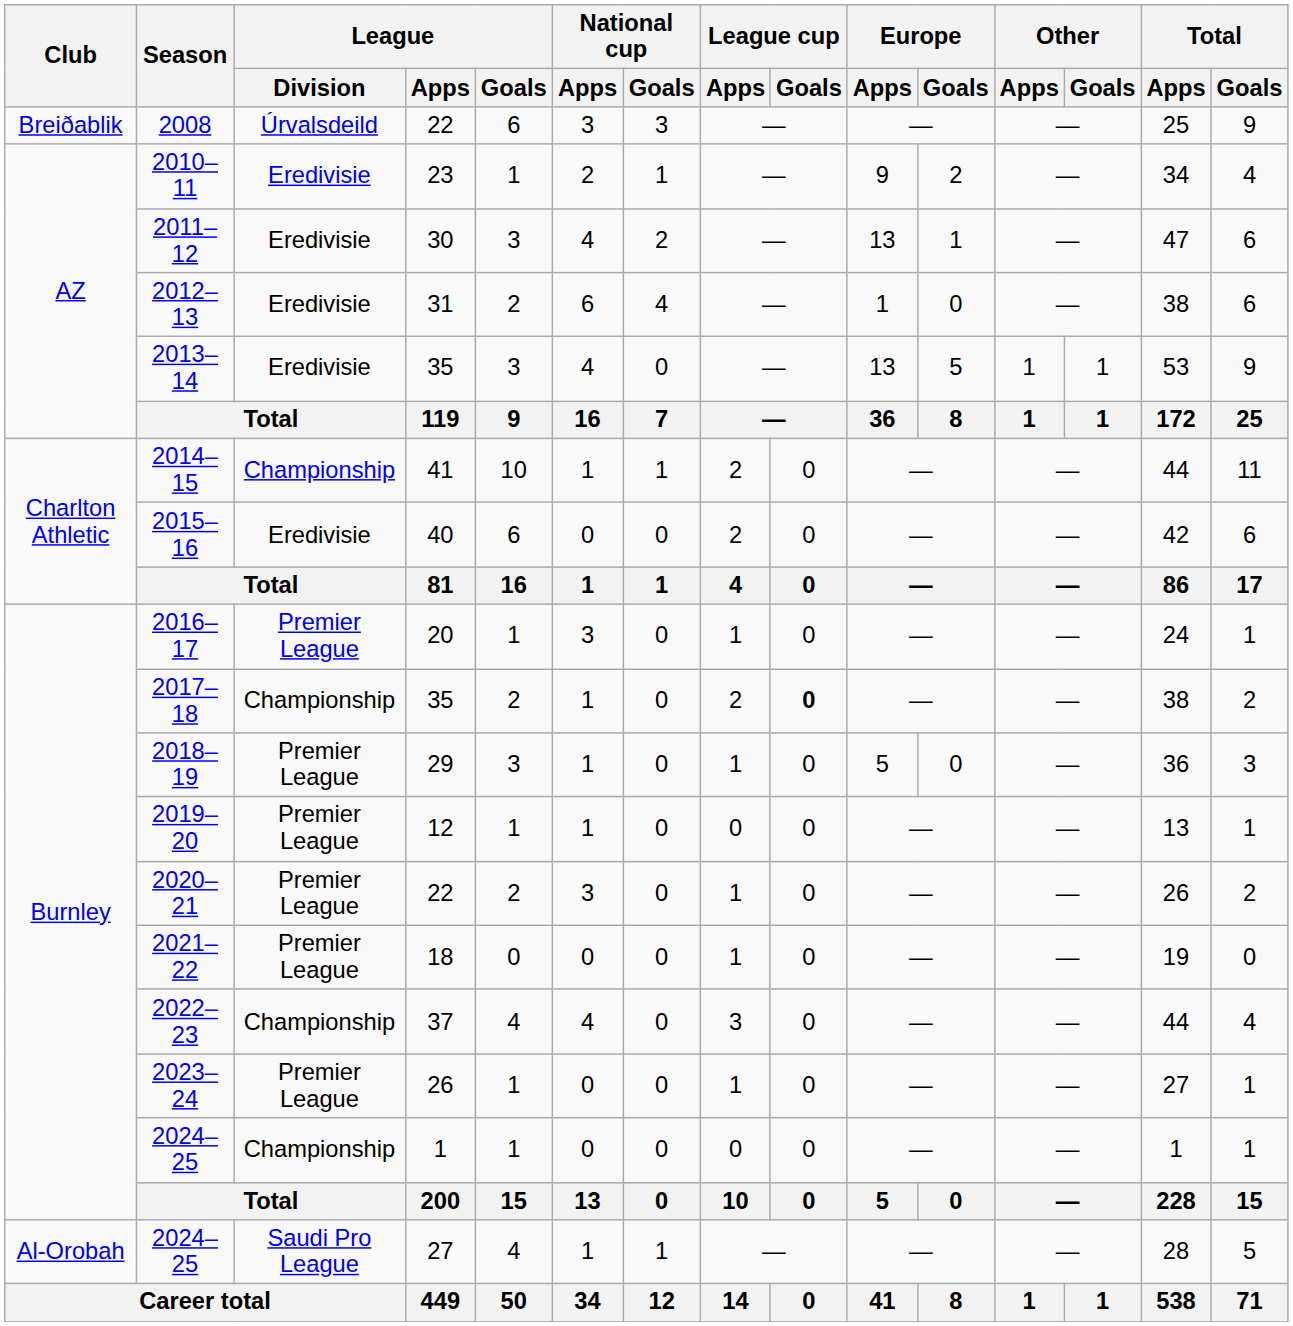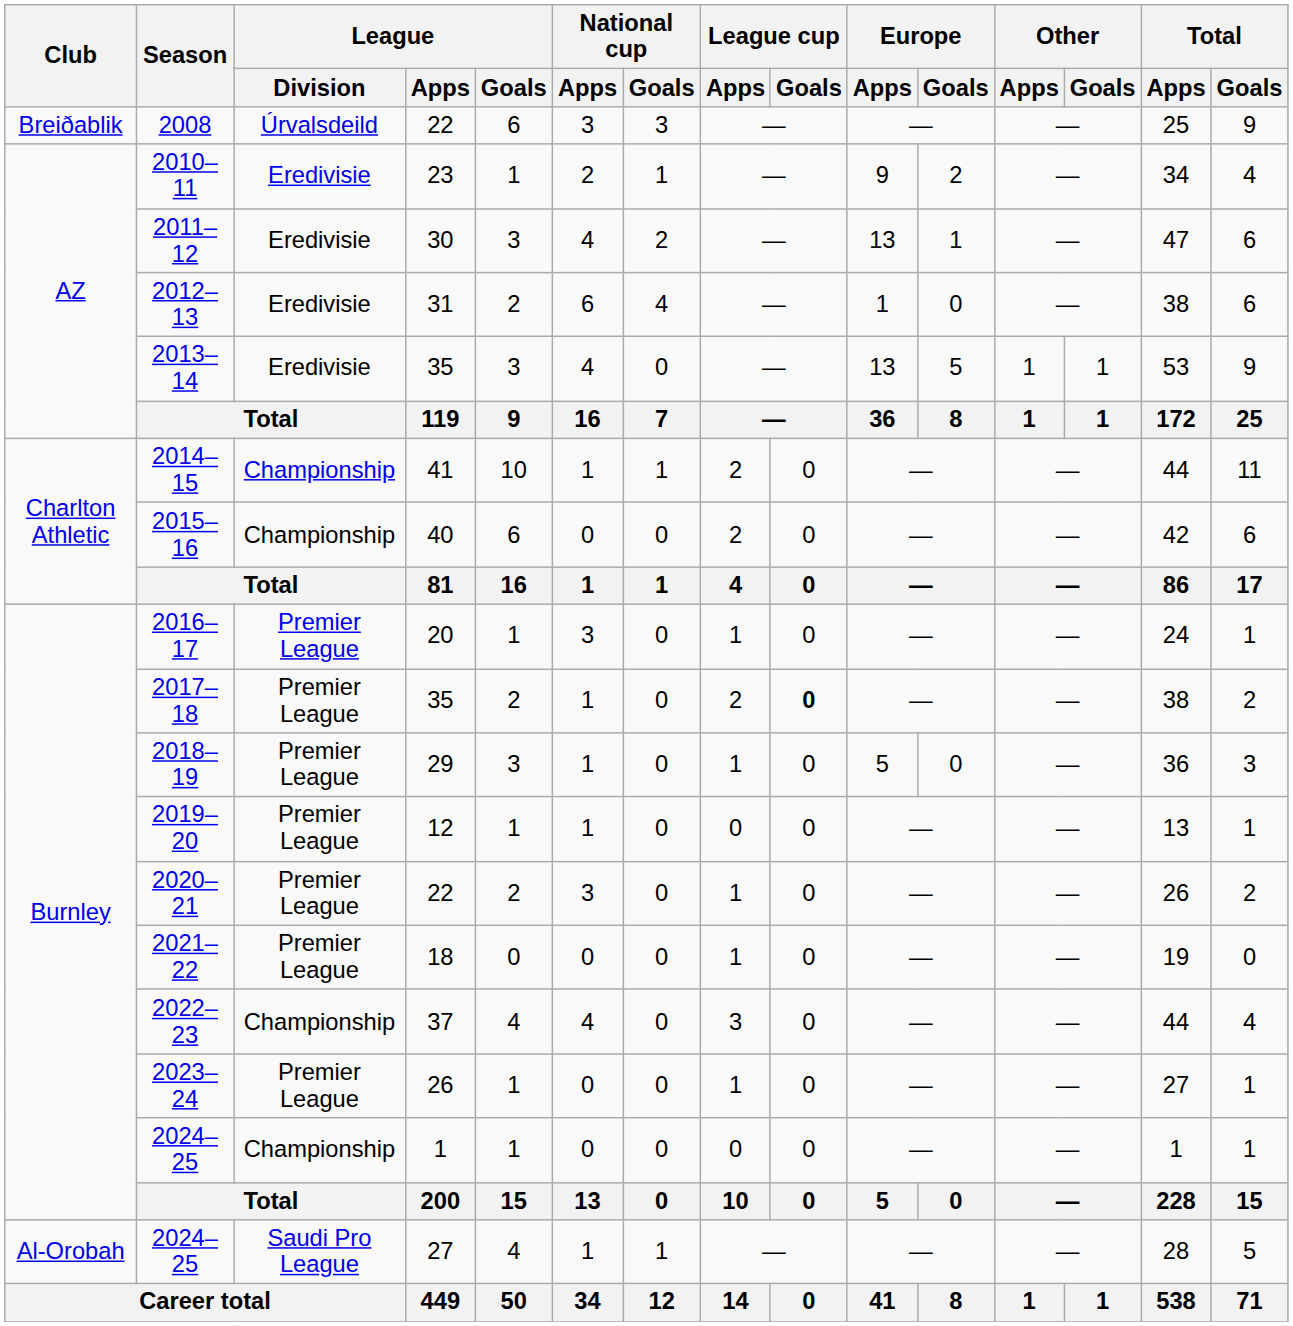(319, 534) Eredivisie -> (319, 534) Championship
(319, 700) Championship -> (319, 700) Premier League
